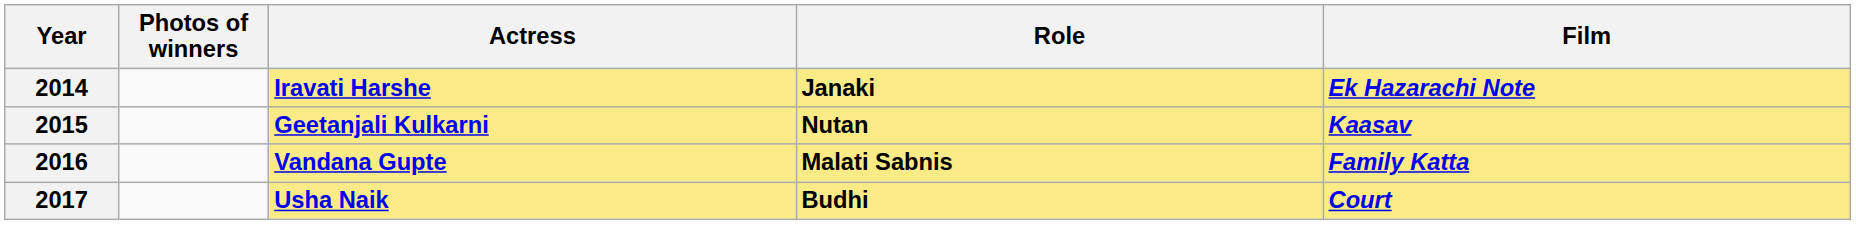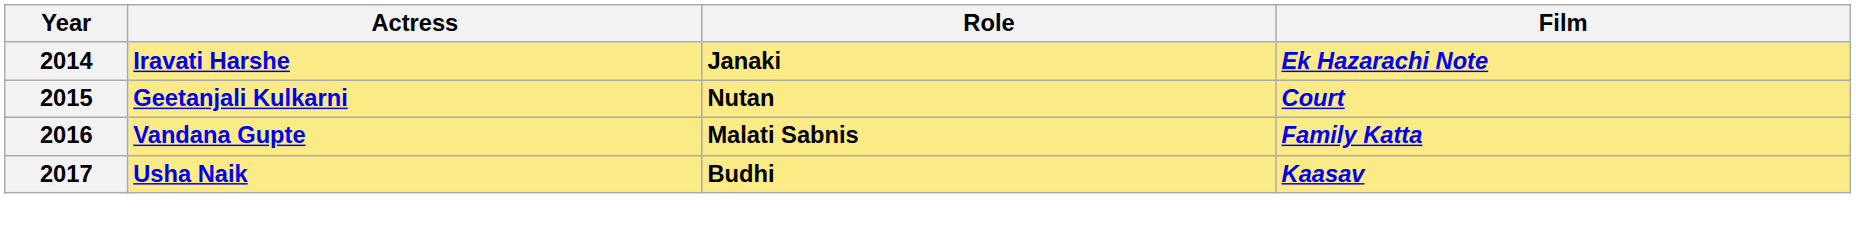- column: (194, 36)
(1370, 125) Kaasav -> (1313, 98) Court
(1360, 200) Court -> (1323, 173) Kaasav
